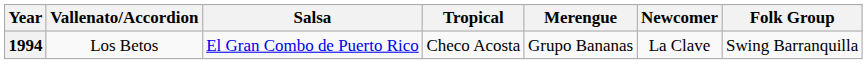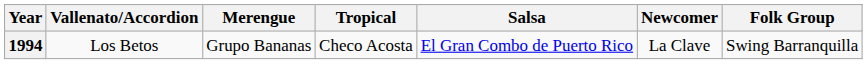columns swapped: (581, 17) <-> (312, 17)
